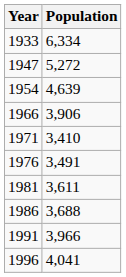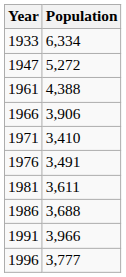- row: (23, 89)
+ row: (23, 89)
(63, 260) 4,041 -> (63, 260) 3,777
